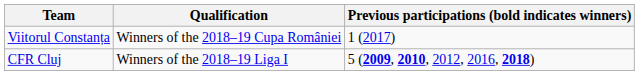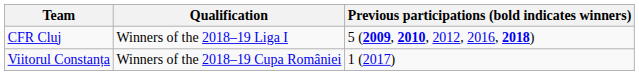rows swapped: (35, 59) <-> (59, 37)
